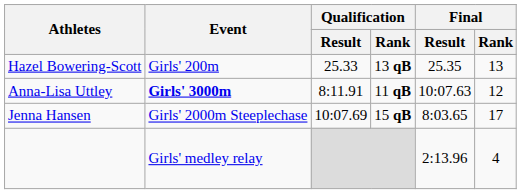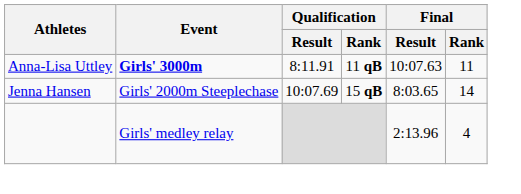- row: (75, 66)
(496, 91) 12 -> (467, 66) 11
(496, 116) 17 -> (467, 91) 14
